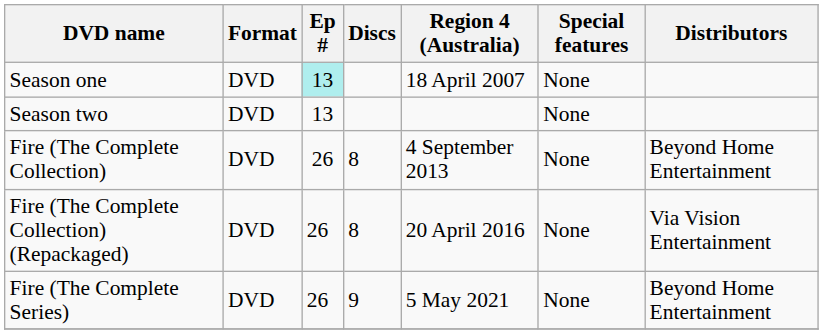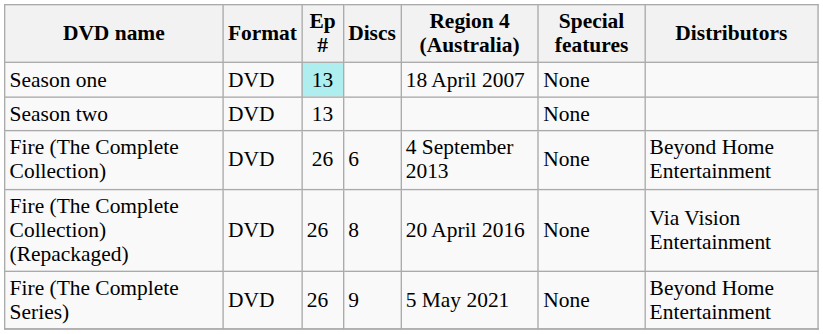(354, 159) 8 -> (354, 159) 6
